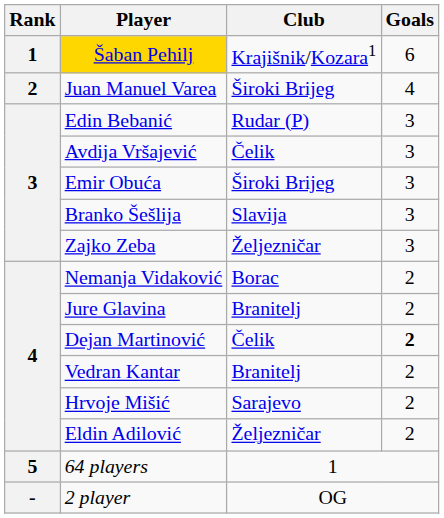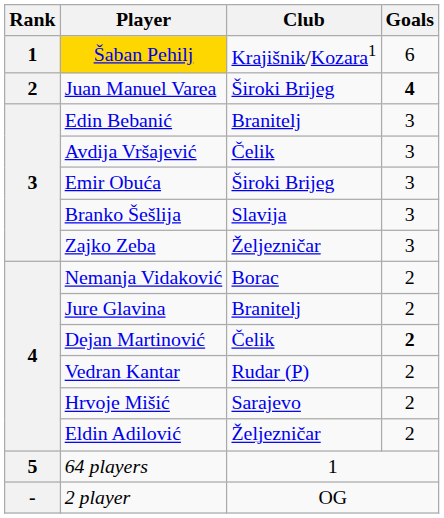(410, 88) normal -> (410, 88) bold
(270, 119) Rudar (P) -> (266, 119) Branitelj
(266, 371) Branitelj -> (270, 371) Rudar (P)
